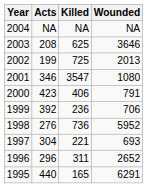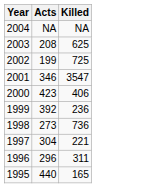- column: (117, 12)
(48, 126) 276 -> (48, 126) 273
